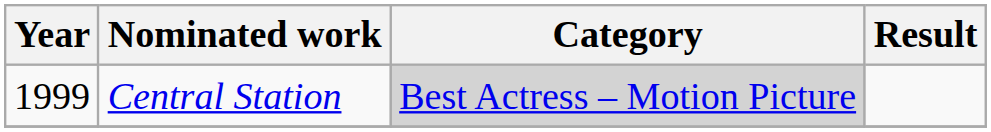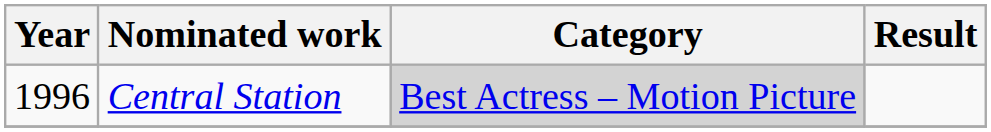(52, 95) 1999 -> (52, 95) 1996
